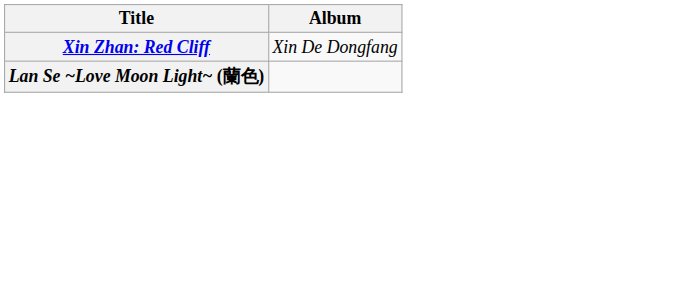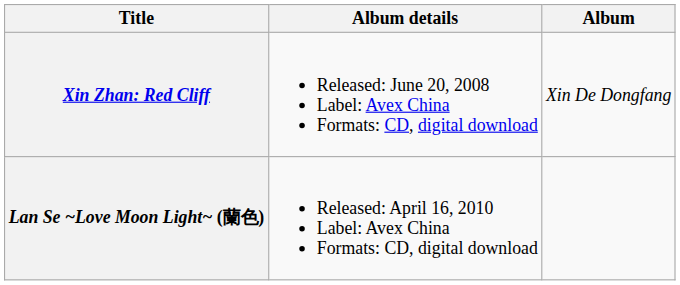+ column: (405, 18)
